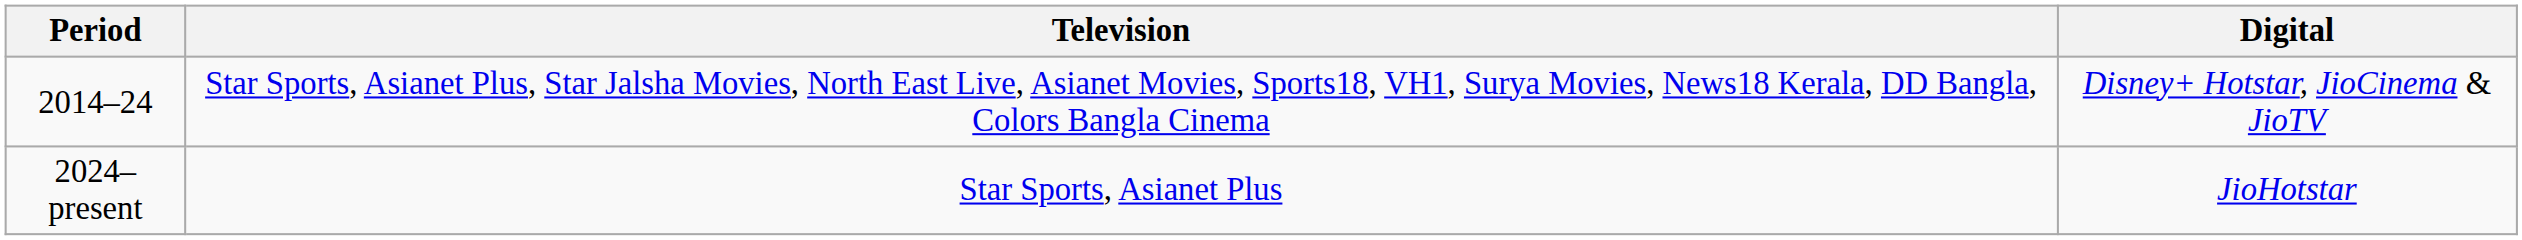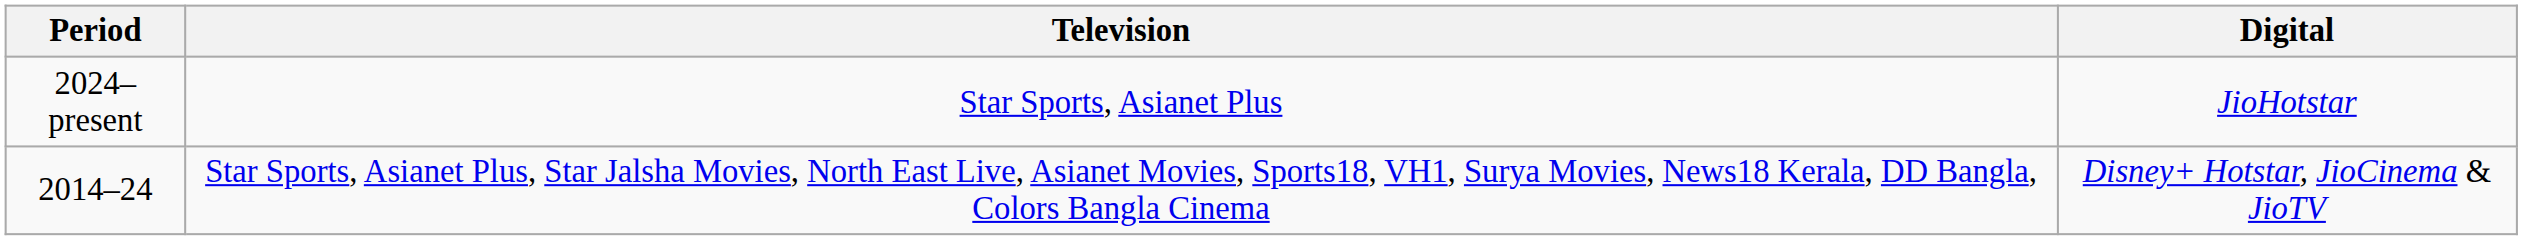rows swapped: (95, 101) <-> (95, 189)
